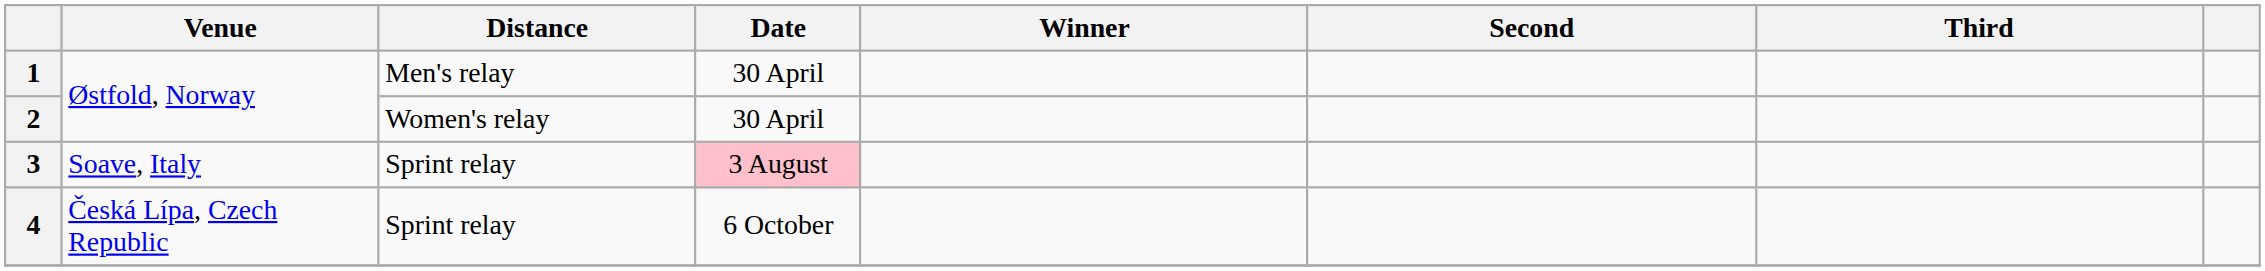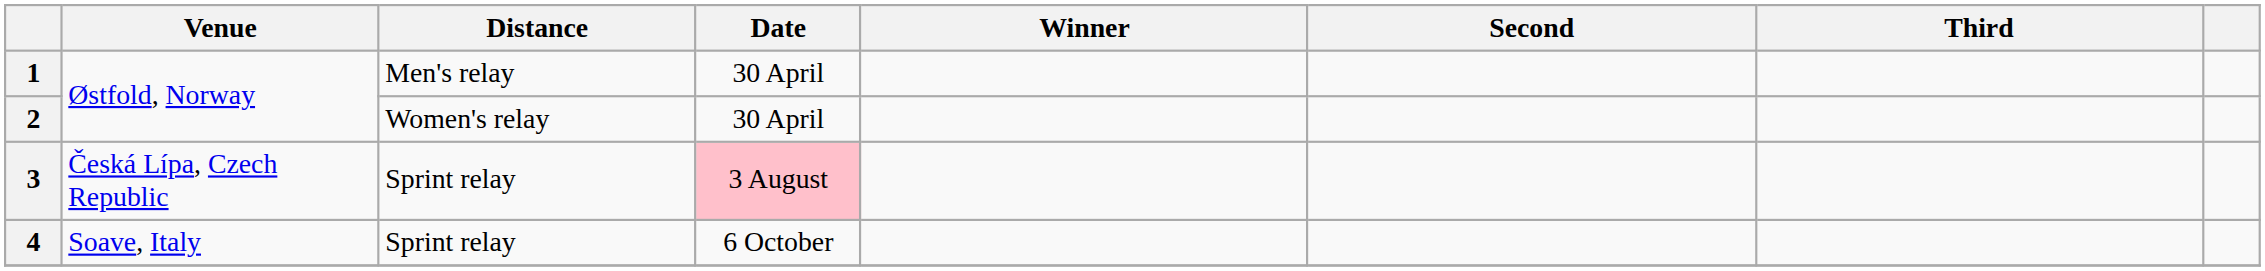(135, 164) Soave, Italy -> (173, 180) Česká Lípa, Czech Republic
(173, 226) Česká Lípa, Czech Republic -> (135, 242) Soave, Italy
